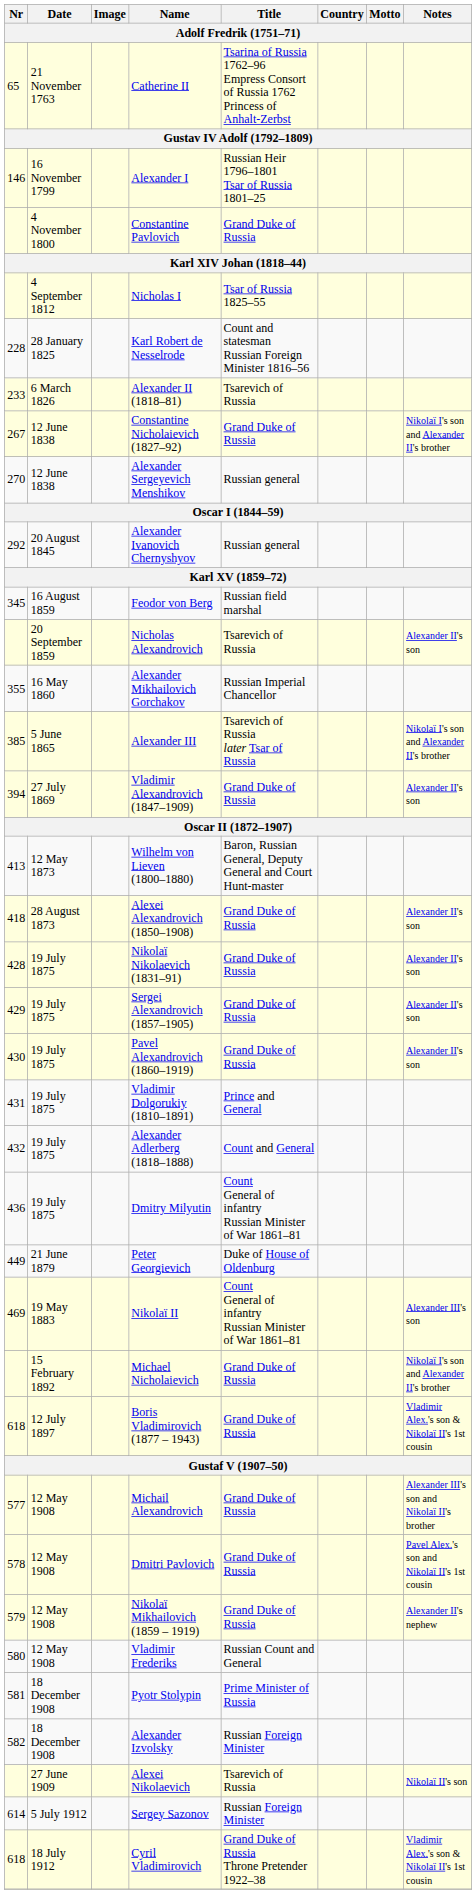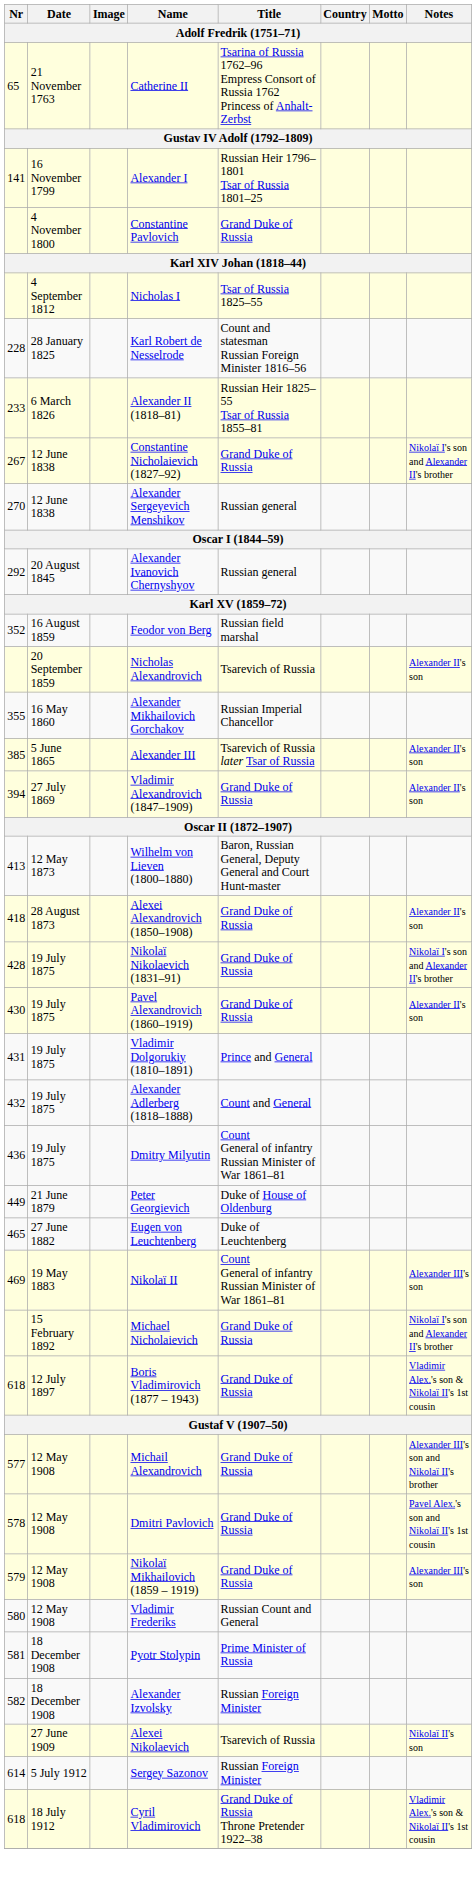(16, 177) 146 -> (16, 177) 141
(253, 394) Tsarevich of Russia -> (268, 408) Russian Heir 1825–55 Tsar of Russia 1855–81
(16, 603) 345 -> (16, 630) 352
(435, 742) Nikolaï I's son and Alexander II's brother -> (437, 755) Alexander II's son
(434, 965) Alexander II's son -> (438, 965) Nikolaï I's son and Alexander II's brother
- row: (167, 1010)
+ row: (163, 1234)
(434, 1617) Alexander II's nephew -> (439, 1577) Alexander III's son
